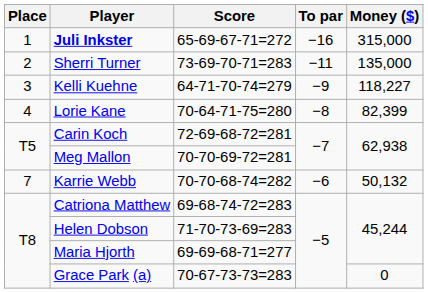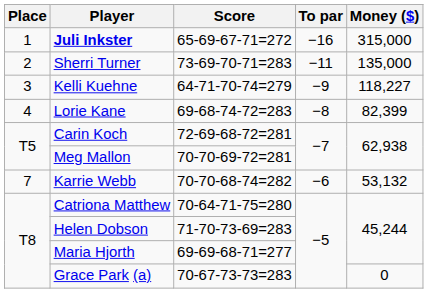(234, 110) 70-64-71-75=280 -> (234, 110) 69-68-74-72=283
(385, 181) 50,132 -> (385, 181) 53,132
(234, 205) 69-68-74-72=283 -> (234, 205) 70-64-71-75=280
